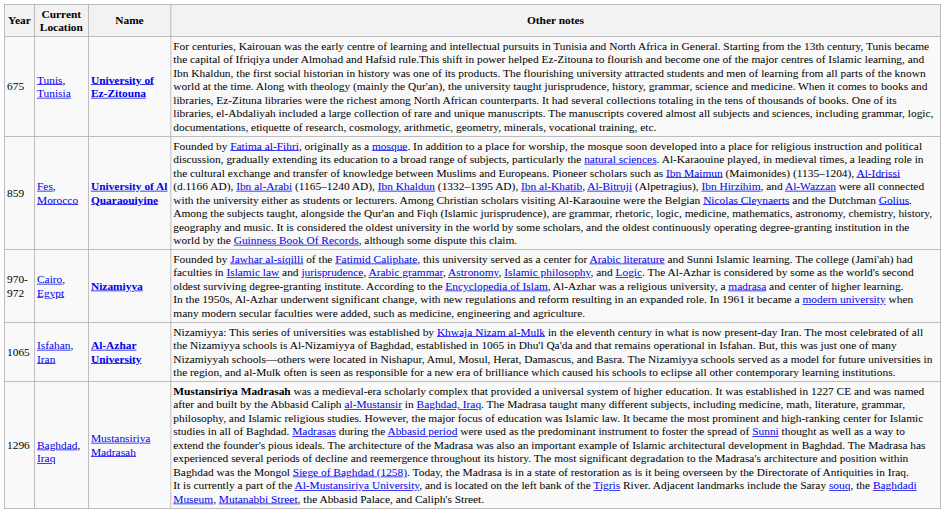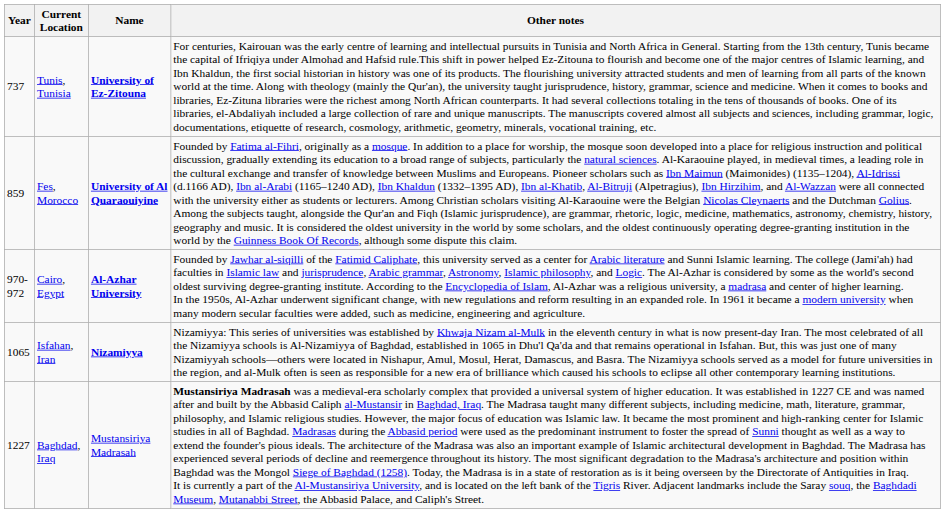(16, 86) 675 -> (16, 86) 737
(117, 286) Nizamiyya -> (116, 286) Al-Azhar University
(116, 352) Al-Azhar University -> (117, 352) Nizamiyya
(18, 445) 1296 -> (18, 445) 1227
